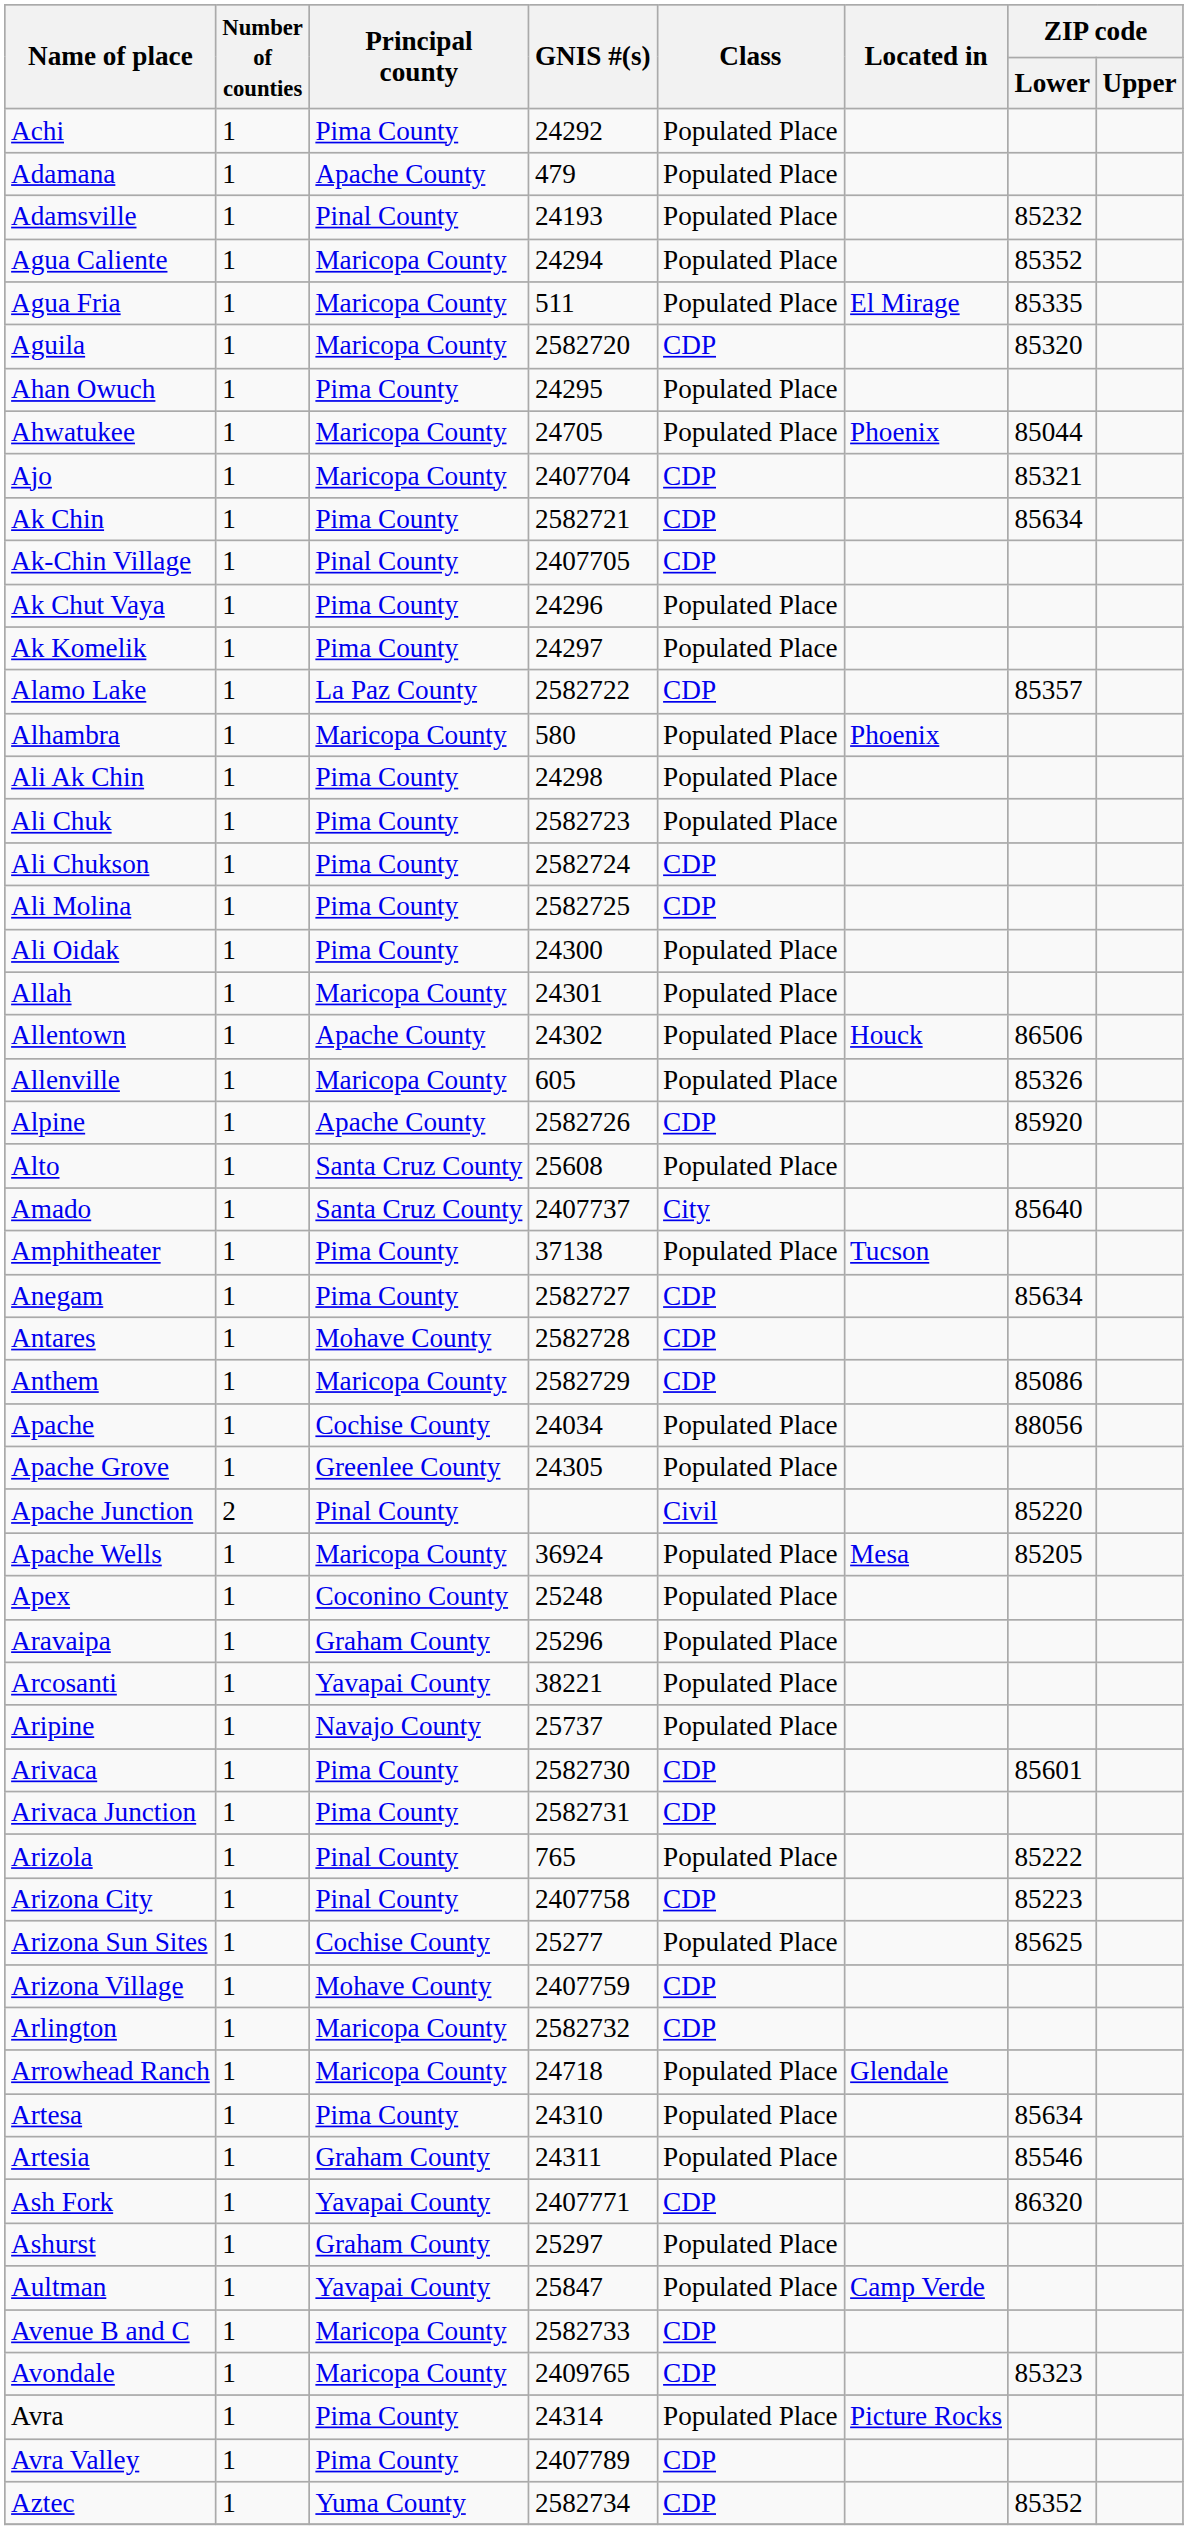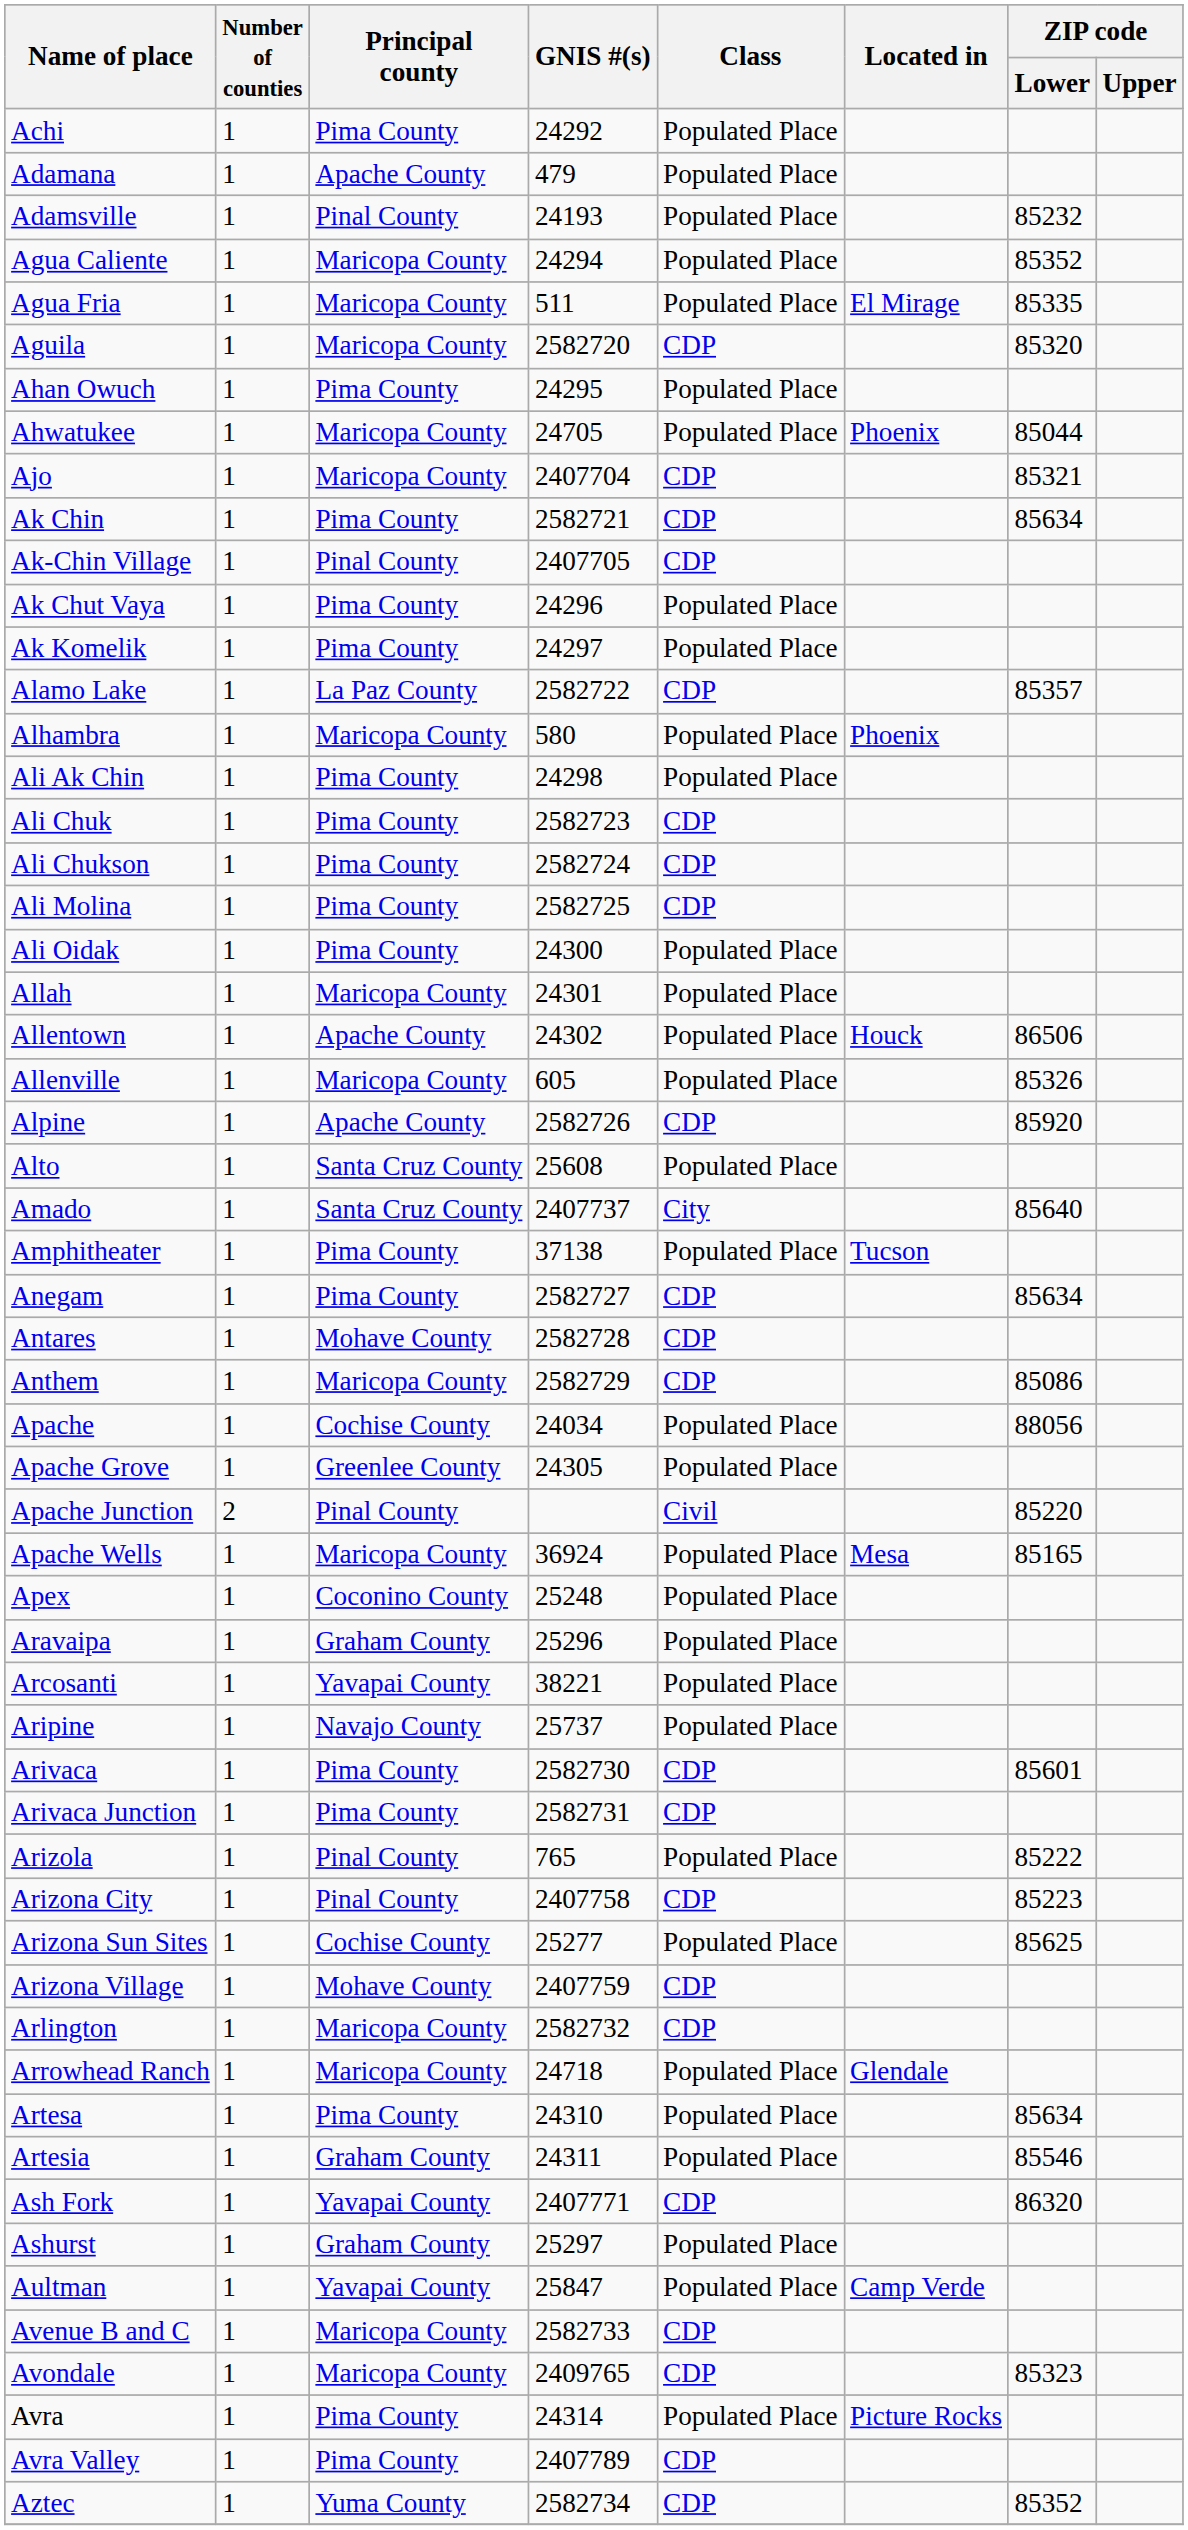(750, 820) Populated Place -> (690, 820) CDP
(1049, 1553) 85205 -> (1049, 1553) 85165
